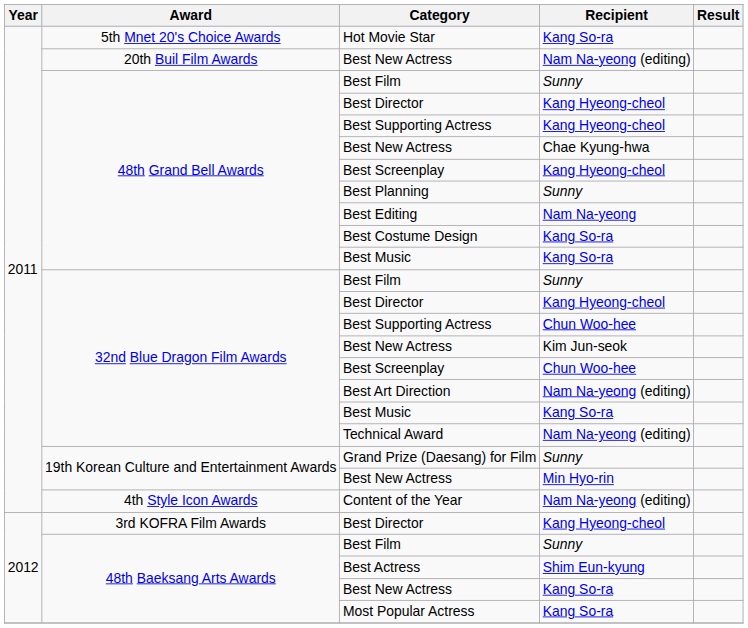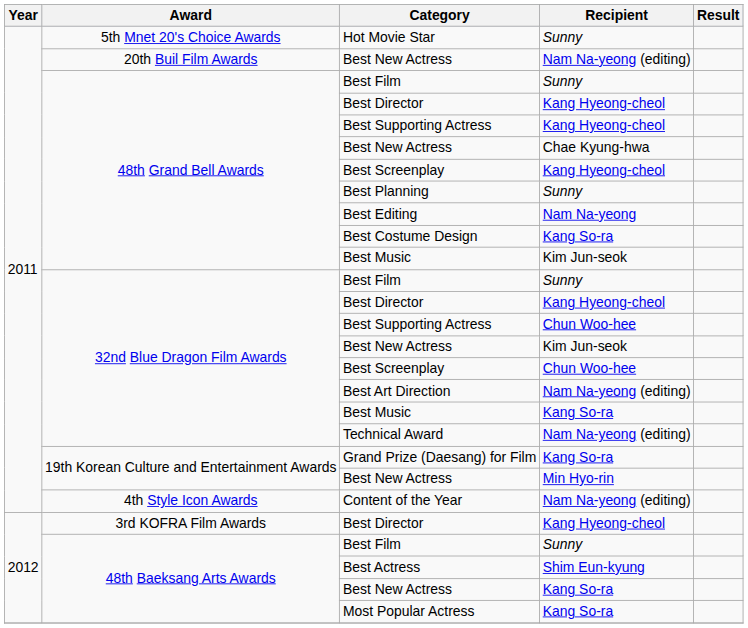(578, 37) Kang So-ra -> (562, 37) Sunny
(578, 258) Kang So-ra -> (585, 258) Kim Jun-seok
(562, 457) Sunny -> (578, 457) Kang So-ra
